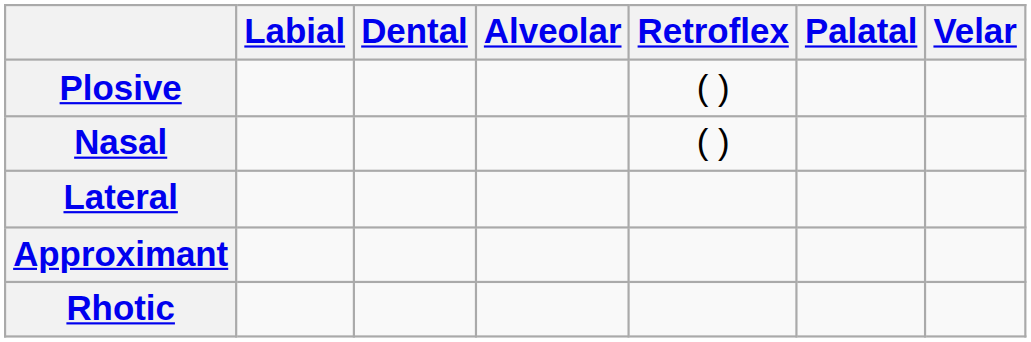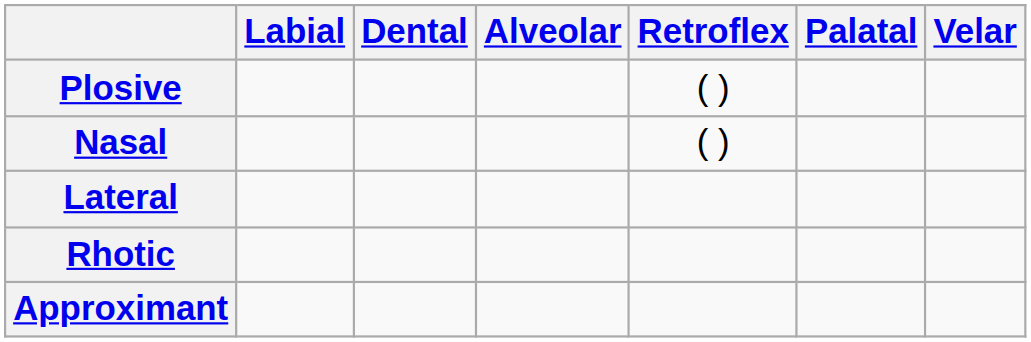rows swapped: (121, 308) <-> (121, 253)
